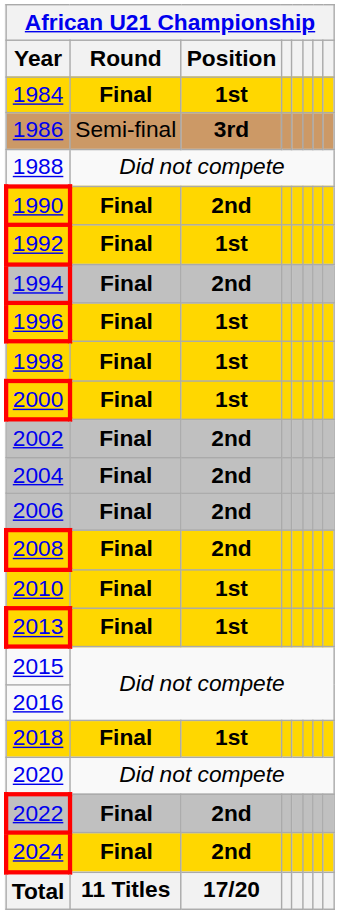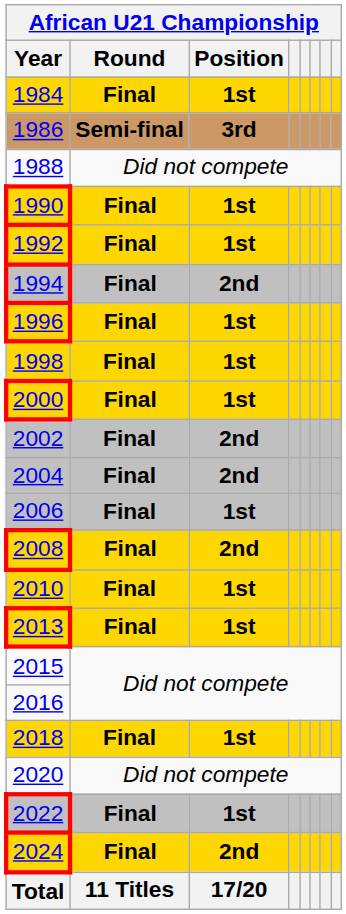(126, 130) normal -> (130, 130) bold
(232, 205) 2nd -> (239, 205) 1st
(232, 511) 2nd -> (239, 511) 1st
(232, 813) 2nd -> (239, 813) 1st
